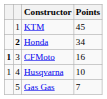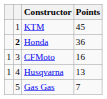(80, 42) 34 -> (80, 42) 36
(9, 57) bold -> (9, 57) normal
(80, 72) 10 -> (80, 72) 13
